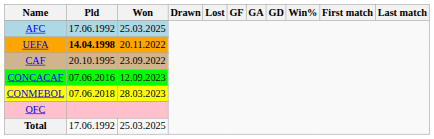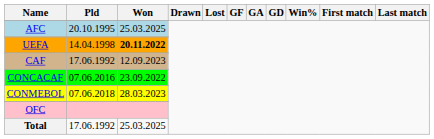(92, 28) 17.06.1992 -> (92, 28) 20.10.1995
(92, 45) bold -> (92, 45) normal
(143, 45) normal -> (143, 45) bold
(92, 61) 20.10.1995 -> (92, 61) 17.06.1992
(143, 61) 23.09.2022 -> (143, 61) 12.09.2023
(143, 77) 12.09.2023 -> (143, 77) 23.09.2022
